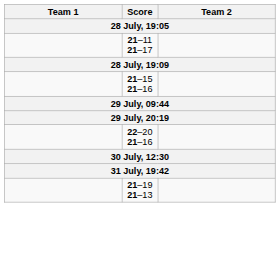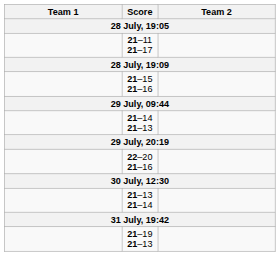+ row: (140, 123)
+ row: (140, 201)
